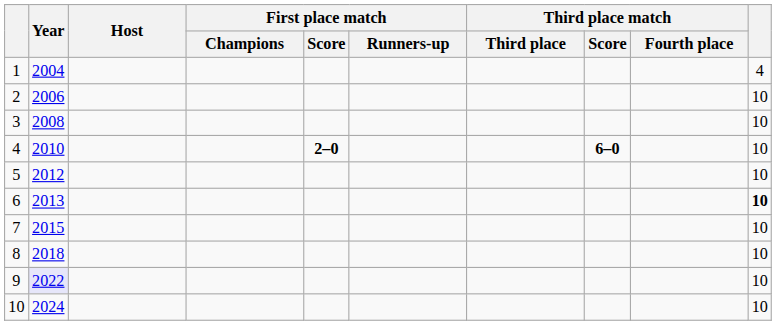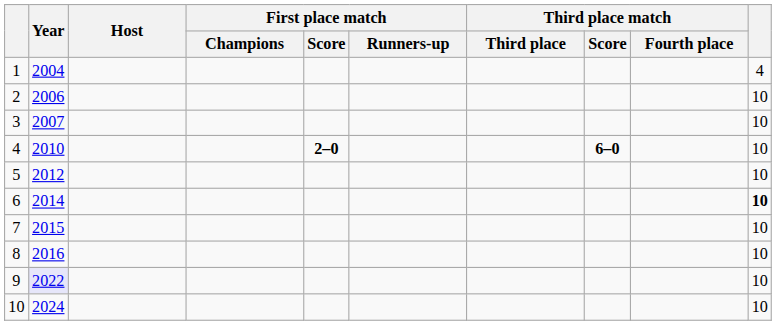(48, 122) 2008 -> (48, 122) 2007
(48, 201) 2013 -> (48, 201) 2014
(48, 253) 2018 -> (48, 253) 2016
